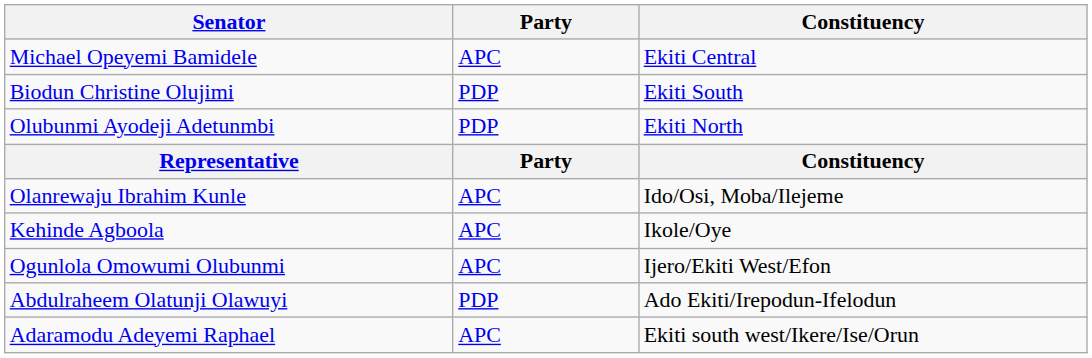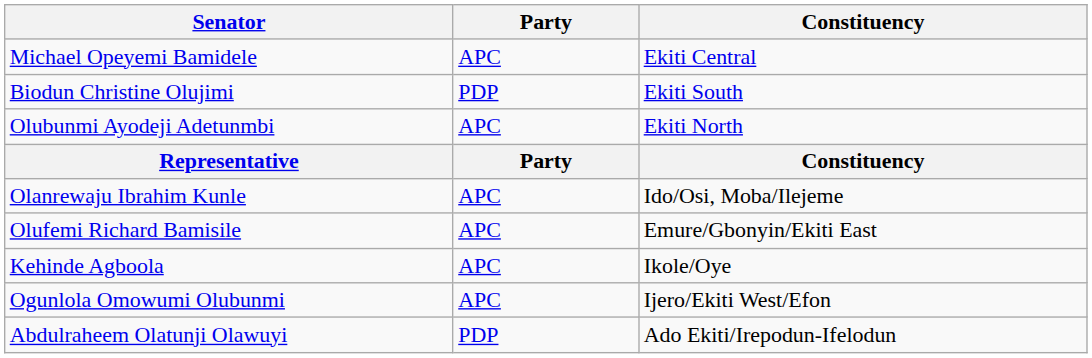(478, 126) PDP -> (480, 126) APC
+ row: (125, 230)
- row: (142, 334)
